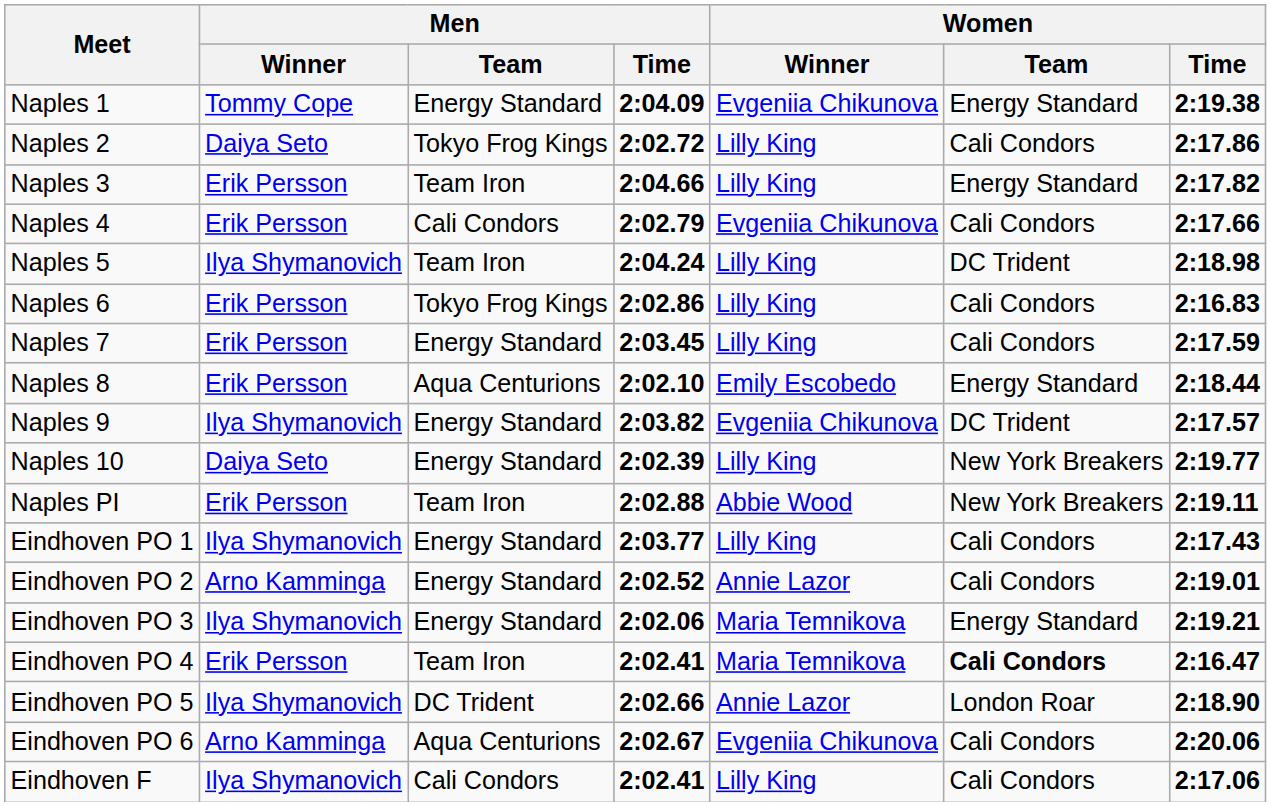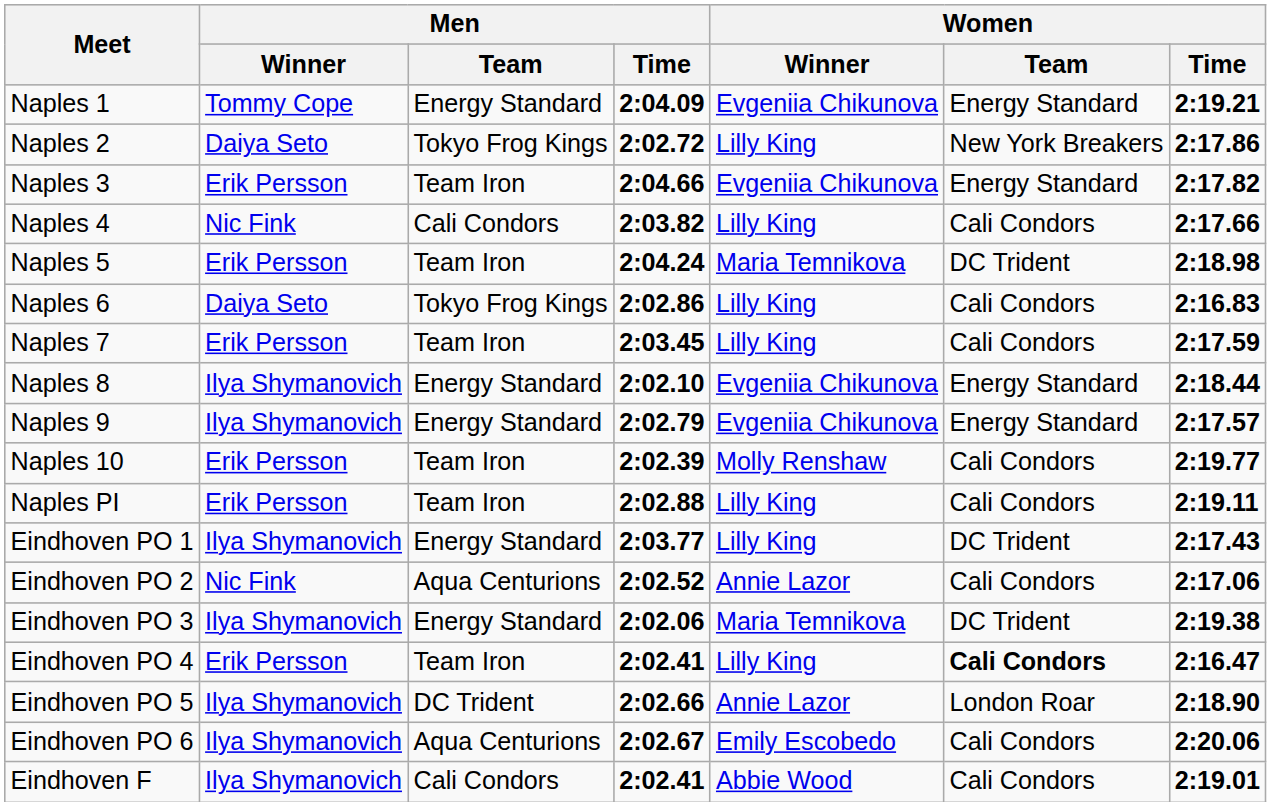(1217, 104) 2:19.38 -> (1217, 104) 2:19.21
(1022, 143) Cali Condors -> (1056, 143) New York Breakers
(766, 183) Lilly King -> (827, 183) Evgeniia Chikunova
(276, 223) Erik Persson -> (250, 223) Nic Fink
(662, 223) 2:02.79 -> (662, 223) 2:03.82
(827, 223) Evgeniia Chikunova -> (766, 223) Lilly King
(304, 263) Ilya Shymanovich -> (276, 263) Erik Persson
(766, 263) Lilly King -> (811, 263) Maria Temnikova
(276, 303) Erik Persson -> (267, 303) Daiya Seto
(508, 343) Energy Standard -> (469, 343) Team Iron
(276, 382) Erik Persson -> (304, 382) Ilya Shymanovich
(507, 382) Aqua Centurions -> (508, 382) Energy Standard
(806, 382) Emily Escobedo -> (827, 382) Evgeniia Chikunova
(662, 422) 2:03.82 -> (662, 422) 2:02.79
(1010, 422) DC Trident -> (1044, 422) Energy Standard
(267, 462) Daiya Seto -> (276, 462) Erik Persson
(508, 462) Energy Standard -> (469, 462) Team Iron
(766, 462) Lilly King -> (801, 462) Molly Renshaw
(1056, 462) New York Breakers -> (1022, 462) Cali Condors
(784, 502) Abbie Wood -> (766, 502) Lilly King
(1056, 502) New York Breakers -> (1022, 502) Cali Condors
(1022, 542) Cali Condors -> (1010, 542) DC Trident
(295, 582) Arno Kamminga -> (250, 582) Nic Fink
(508, 582) Energy Standard -> (507, 582) Aqua Centurions
(1217, 582) 2:19.01 -> (1217, 582) 2:17.06
(1044, 622) Energy Standard -> (1010, 622) DC Trident
(1217, 622) 2:19.21 -> (1217, 622) 2:19.38
(811, 661) Maria Temnikova -> (766, 661) Lilly King
(295, 741) Arno Kamminga -> (304, 741) Ilya Shymanovich
(827, 741) Evgeniia Chikunova -> (806, 741) Emily Escobedo
(766, 781) Lilly King -> (784, 781) Abbie Wood
(1217, 781) 2:17.06 -> (1217, 781) 2:19.01
